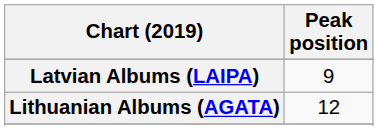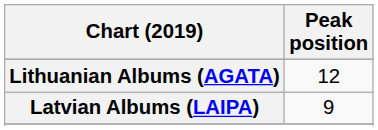rows swapped: (145, 75) <-> (145, 107)
